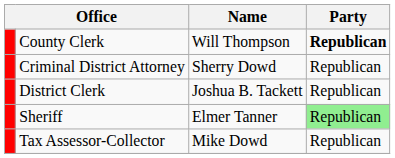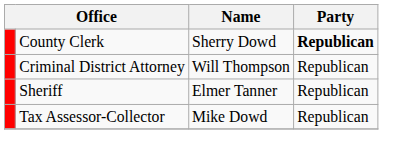(241, 41) Will Thompson -> (234, 41) Sherry Dowd
(234, 66) Sherry Dowd -> (241, 66) Will Thompson
- row: (62, 91)
(345, 116) lightgreen background -> (333, 91) no background
